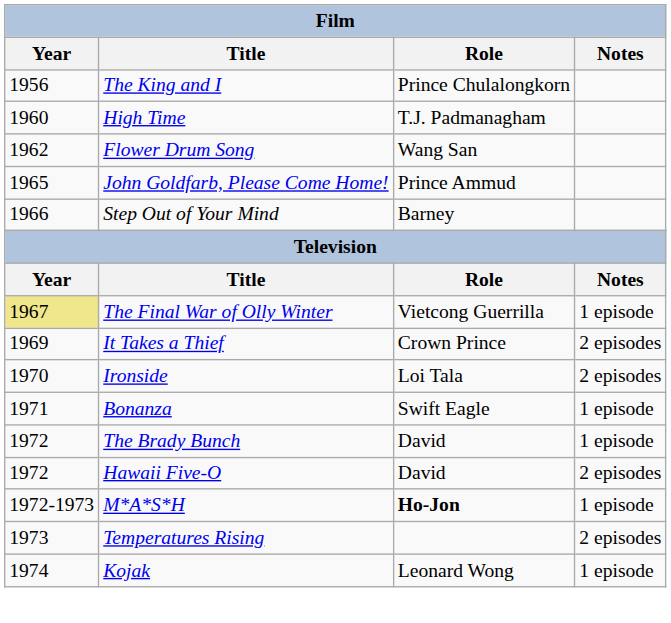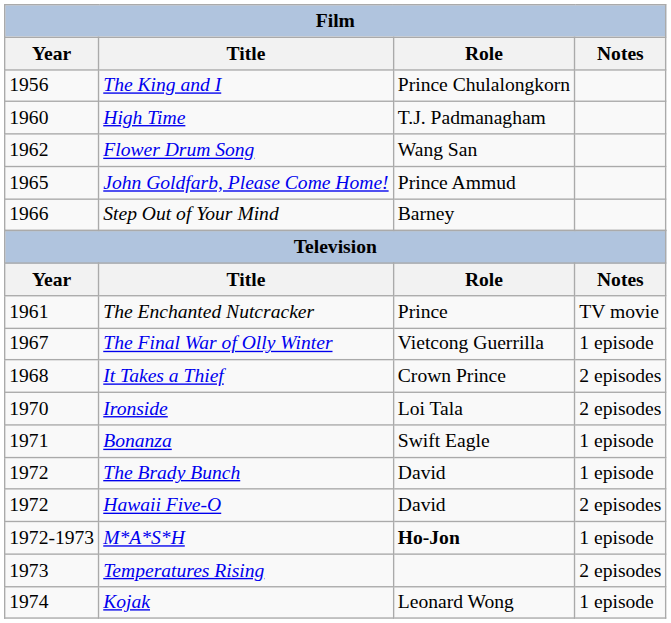+ row: (209, 311)
(29, 311) khaki background -> (29, 344) no background
(29, 344) 1969 -> (29, 376) 1968
